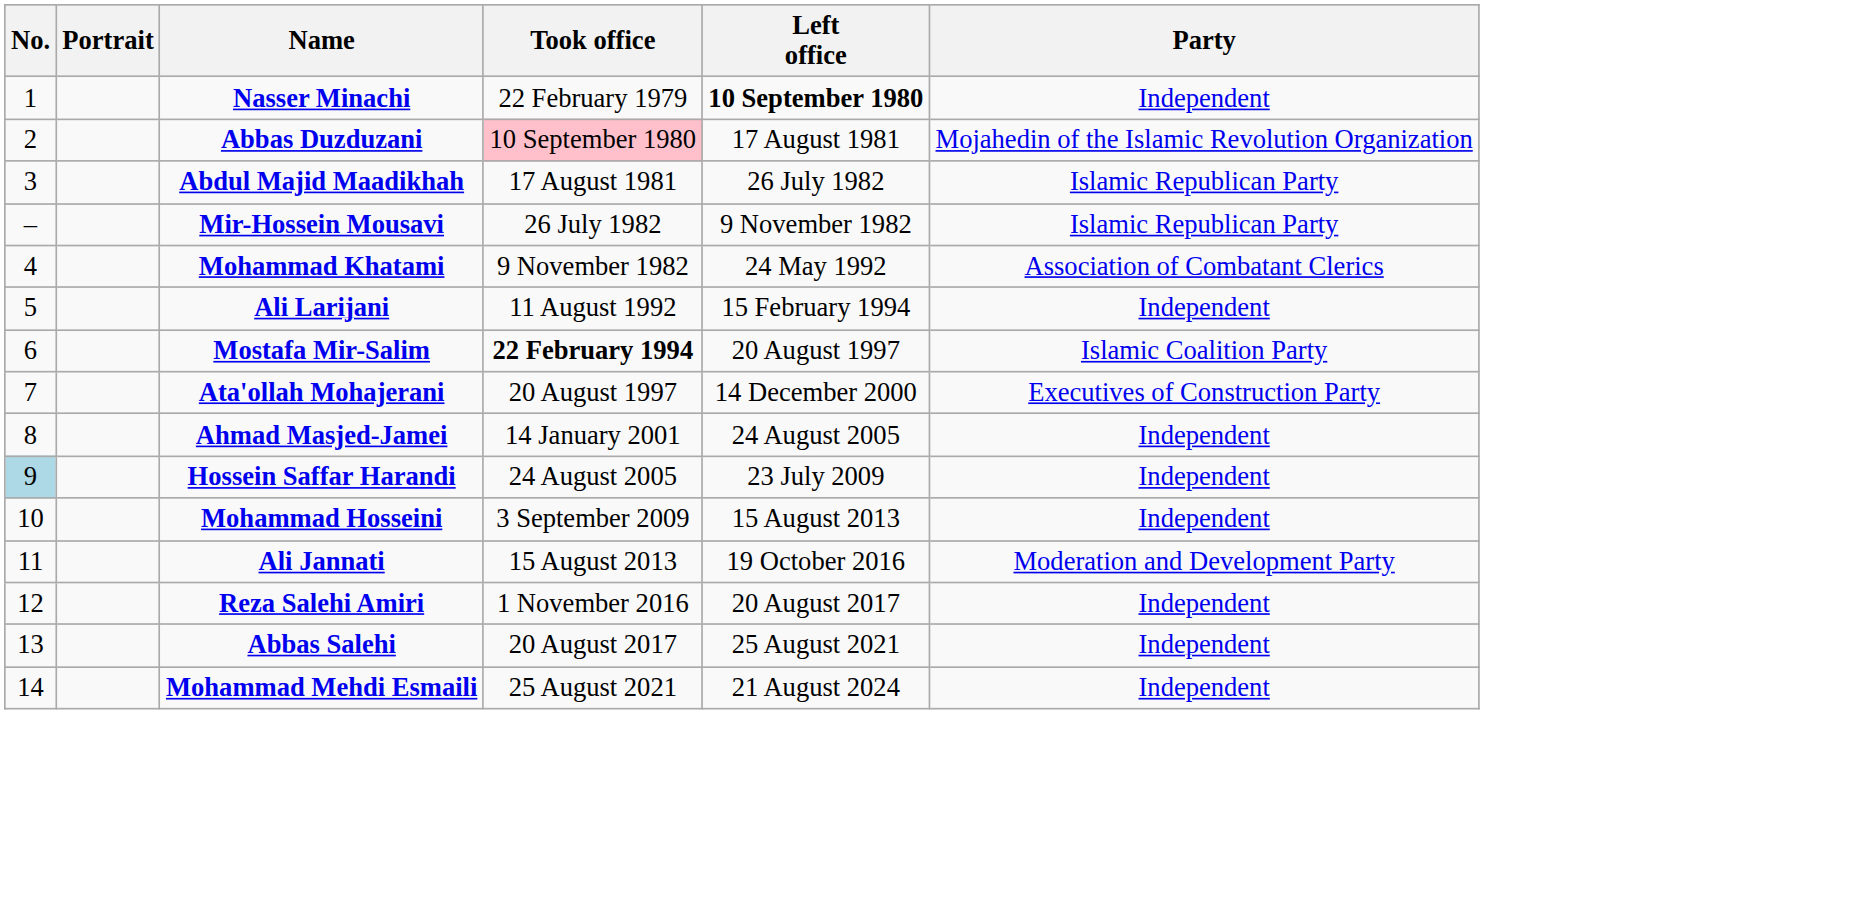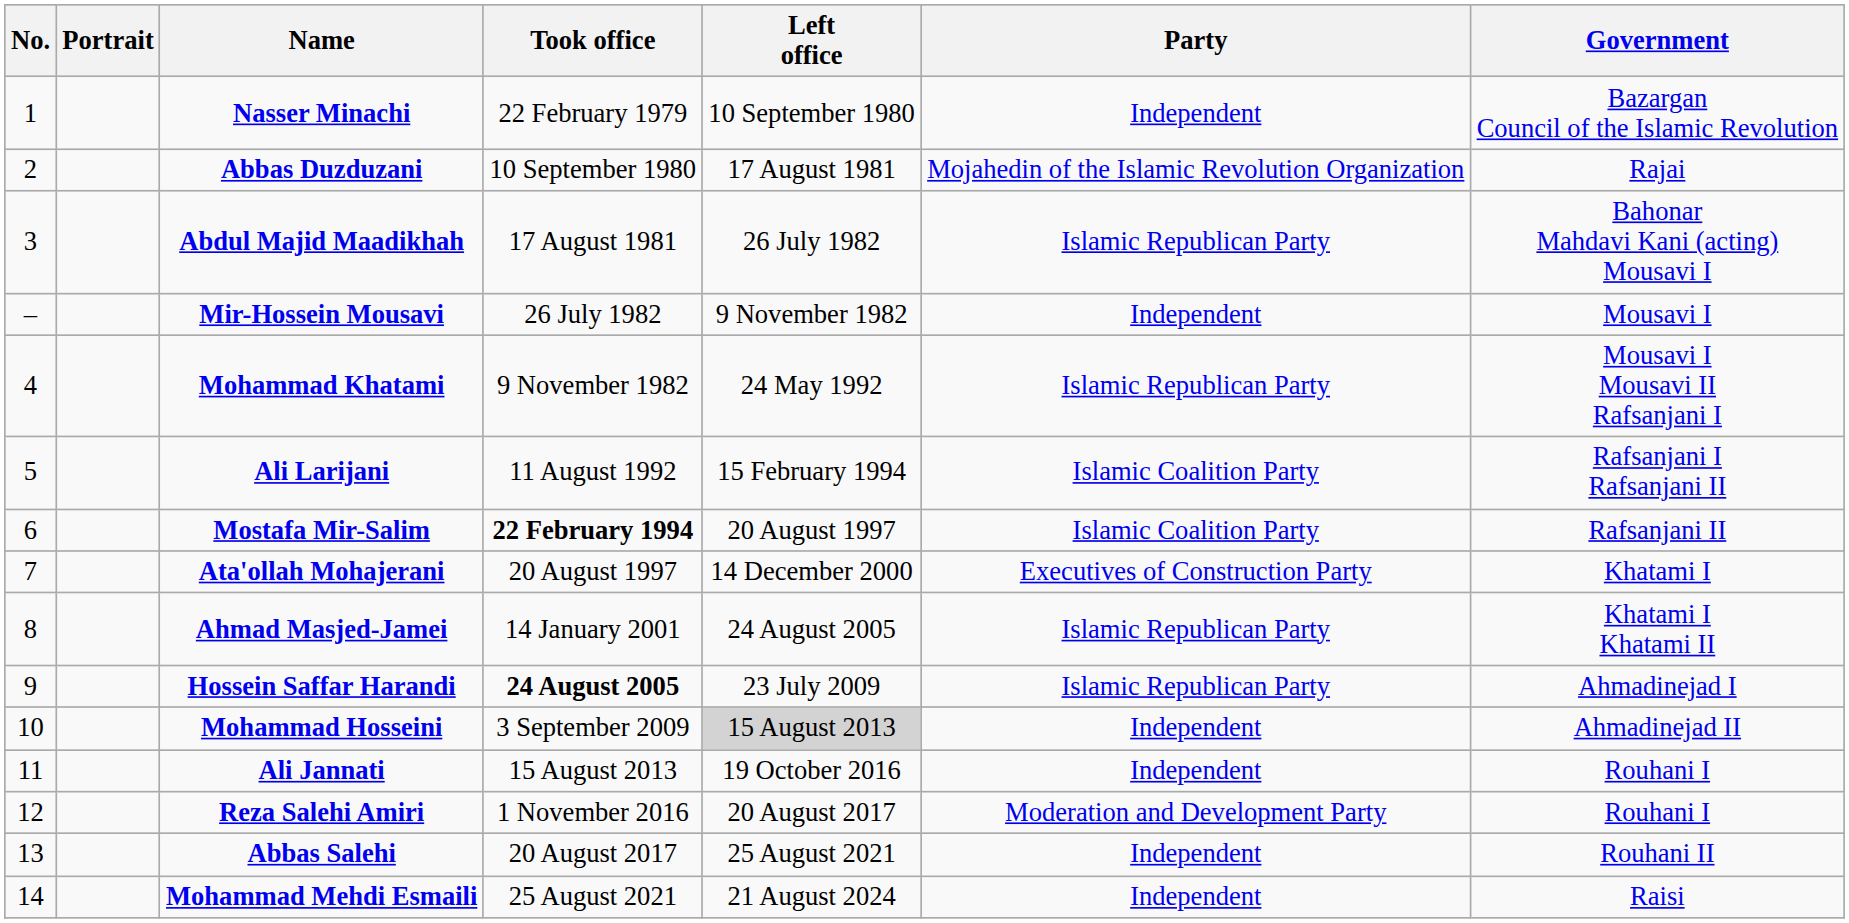+ column: (1657, 40)
(816, 97) bold -> (812, 112) normal
(593, 139) pink background -> (593, 169) no background
(1204, 223) Islamic Republican Party -> (1196, 313) Independent
(1204, 266) Association of Combatant Clerics -> (1196, 385) Islamic Republican Party
(1204, 308) Independent -> (1196, 472) Islamic Coalition Party
(1204, 434) Independent -> (1196, 628) Islamic Republican Party
(31, 476) lightblue background -> (31, 685) no background
(593, 476) normal -> (593, 685) bold
(1204, 476) Independent -> (1196, 685) Islamic Republican Party
(816, 518) no background -> (812, 727) lightgrey background
(1204, 560) Moderation and Development Party -> (1196, 770) Independent
(1204, 603) Independent -> (1196, 812) Moderation and Development Party
